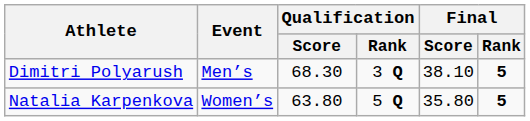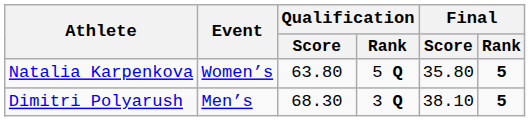rows swapped: (96, 73) <-> (101, 102)
